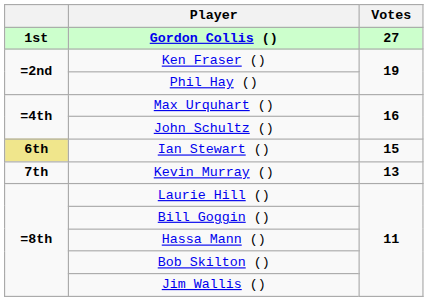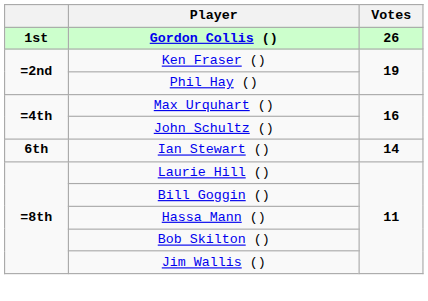(391, 38) 27 -> (391, 38) 26
(36, 150) khaki background -> (36, 150) no background
(391, 150) 15 -> (391, 150) 14
- row: (214, 172)
